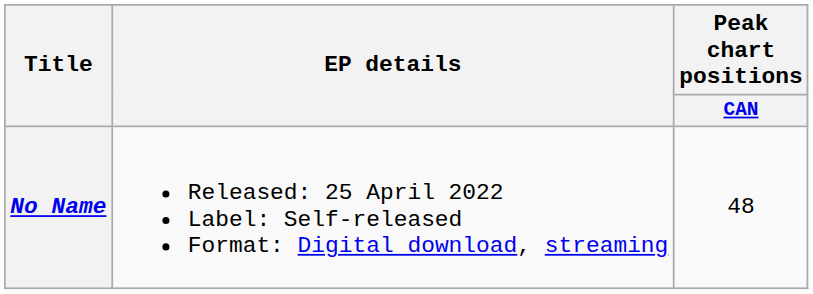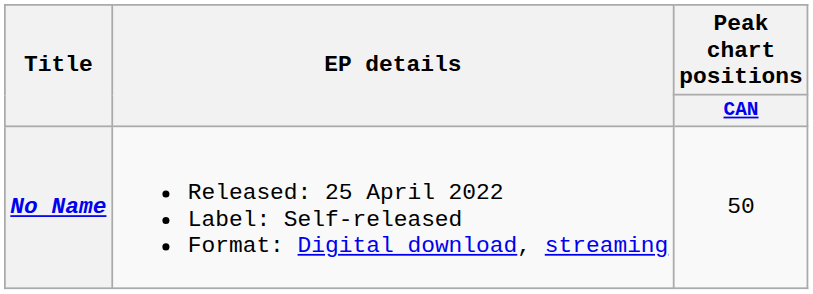(741, 207) 48 -> (741, 207) 50
